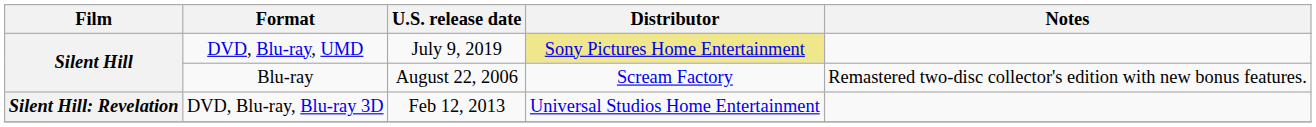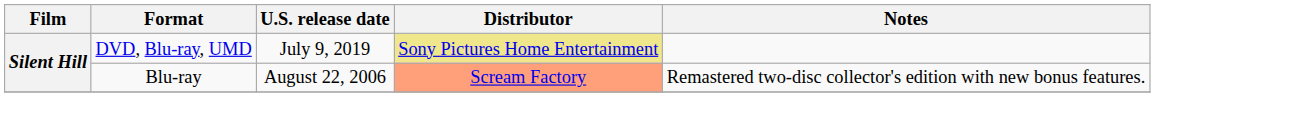(675, 77) no background -> (528, 77) lightsalmon background
- row: (285, 106)
